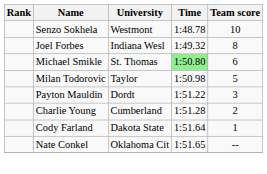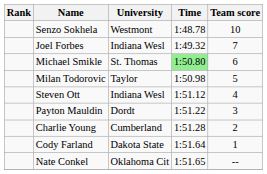(235, 45) 8 -> (235, 45) 7
+ row: (58, 95)
